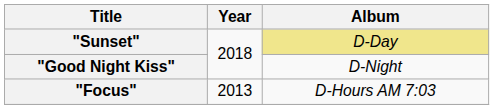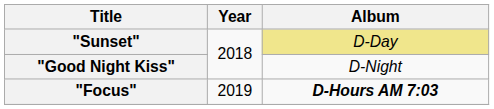(235, 91) 2013 -> (235, 91) 2019
(375, 91) normal -> (375, 91) bold
